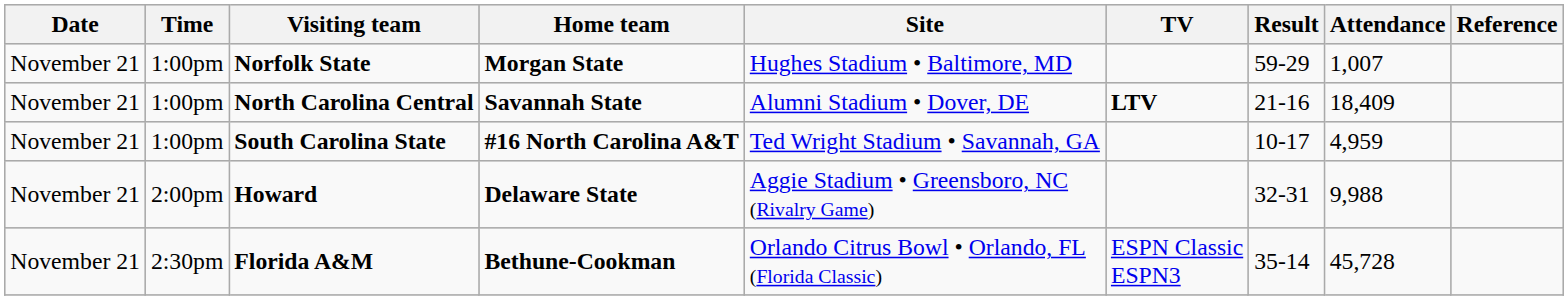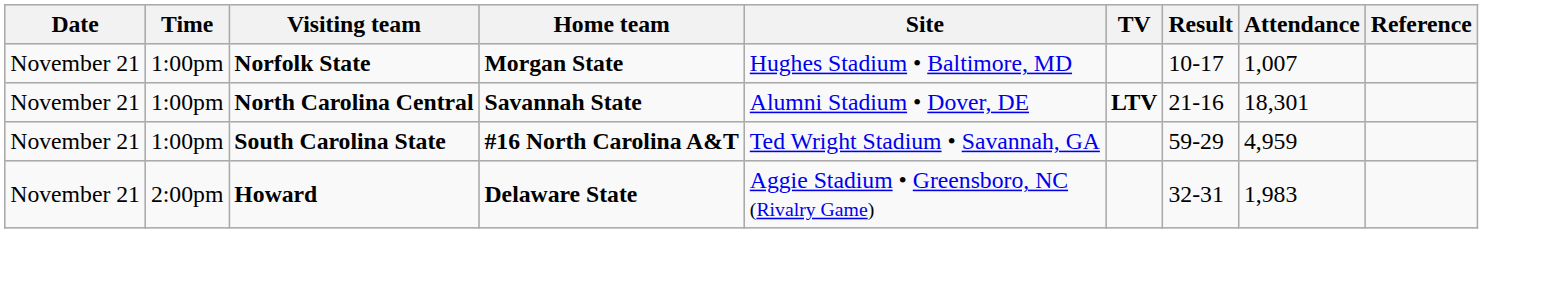(1282, 63) 59-29 -> (1196, 63) 10-17
(1362, 102) 18,409 -> (1277, 102) 18,301
(1282, 141) 10-17 -> (1196, 141) 59-29
(1356, 194) 9,988 -> (1271, 194) 1,983
- row: (304, 261)
